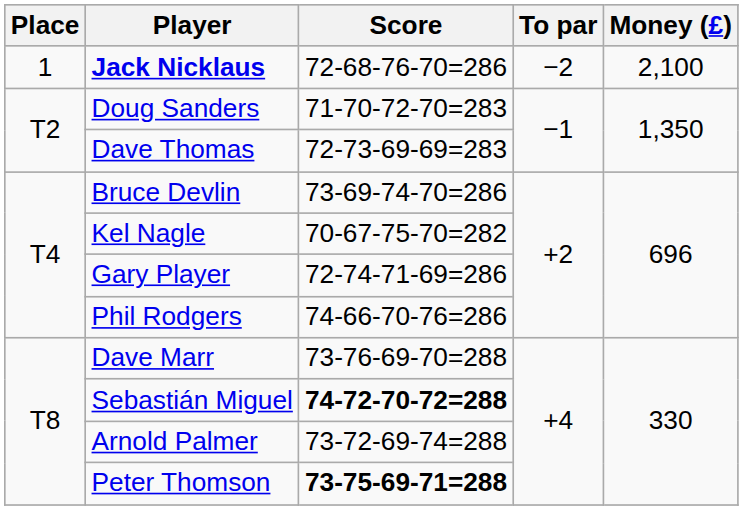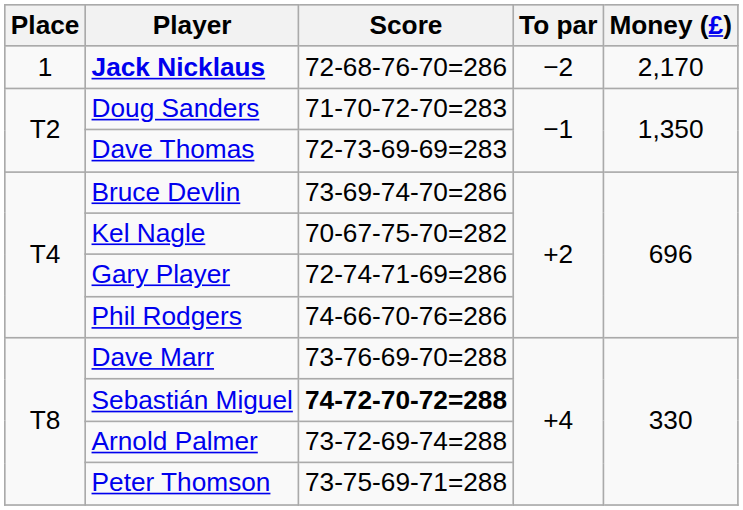(671, 66) 2,100 -> (671, 66) 2,170
(406, 483) bold -> (406, 483) normal
